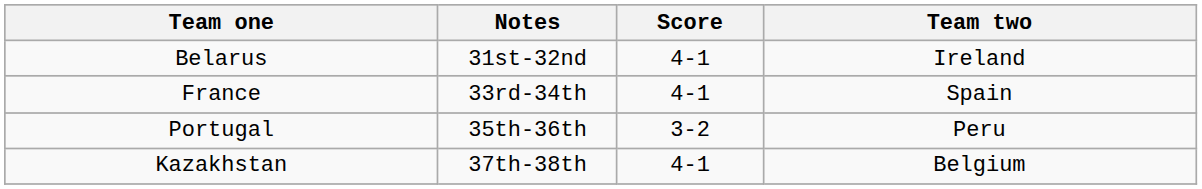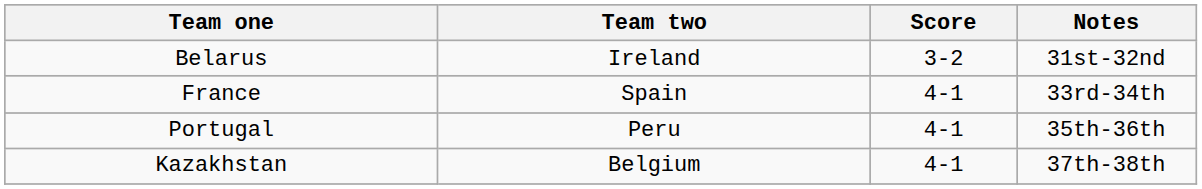columns swapped: (979, 23) <-> (528, 23)
(690, 59) 4-1 -> (944, 59) 3-2
(690, 130) 3-2 -> (944, 130) 4-1
